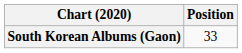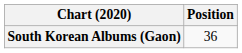(210, 36) 33 -> (210, 36) 36
